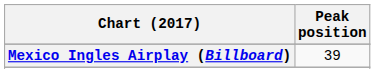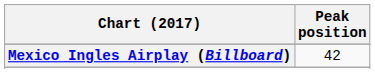(332, 56) 39 -> (332, 56) 42
